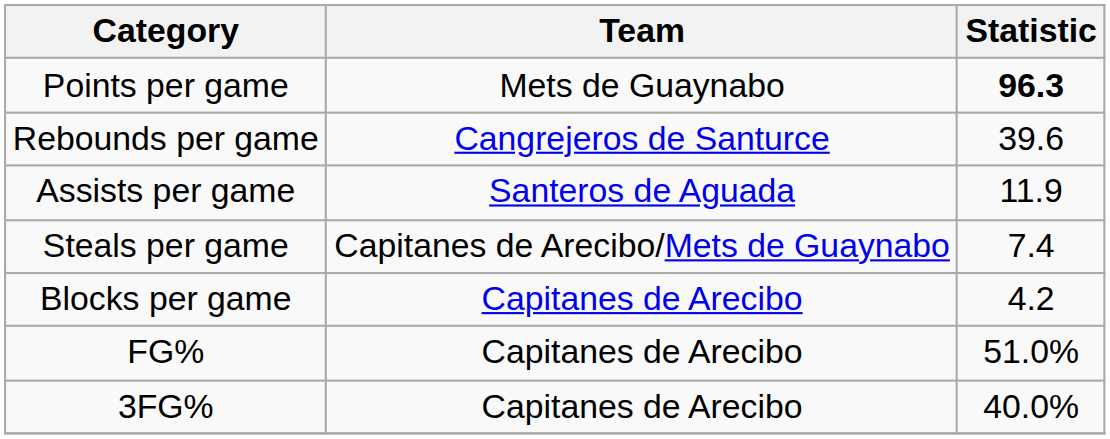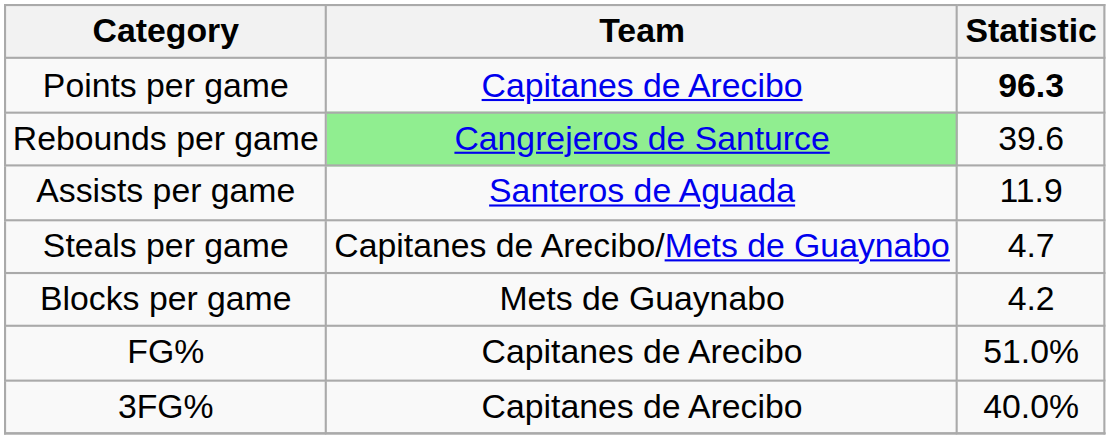(642, 84) Mets de Guaynabo -> (642, 84) Capitanes de Arecibo
(642, 138) no background -> (642, 138) lightgreen background
(1031, 245) 7.4 -> (1031, 245) 4.7
(642, 298) Capitanes de Arecibo -> (642, 298) Mets de Guaynabo
